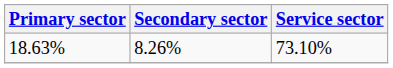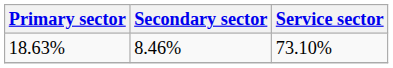(158, 47) 8.26% -> (158, 47) 8.46%
